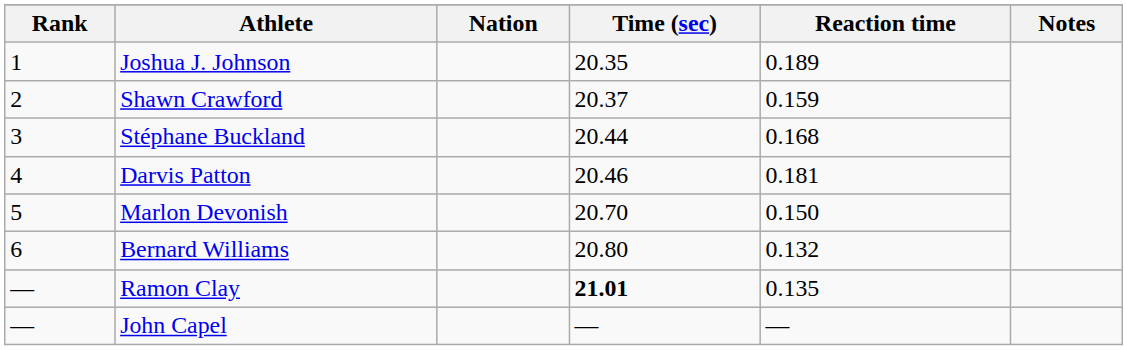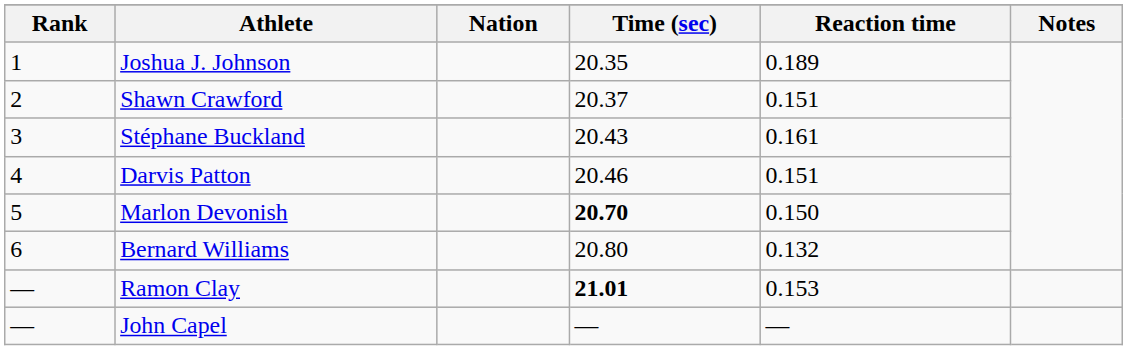(792, 99) 0.159 -> (792, 99) 0.151
(601, 136) 20.44 -> (601, 136) 20.43
(792, 136) 0.168 -> (792, 136) 0.161
(792, 174) 0.181 -> (792, 174) 0.151
(601, 212) normal -> (601, 212) bold
(792, 288) 0.135 -> (792, 288) 0.153
